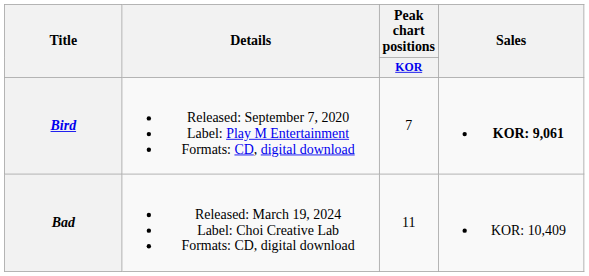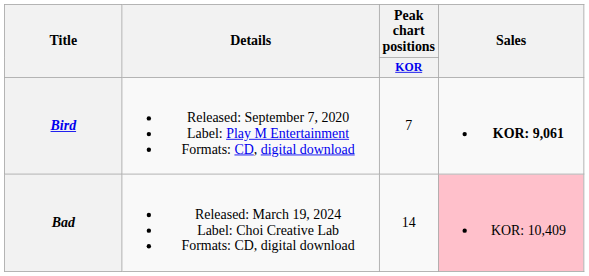(409, 222) 11 -> (409, 222) 14
(511, 231) no background -> (511, 231) pink background
